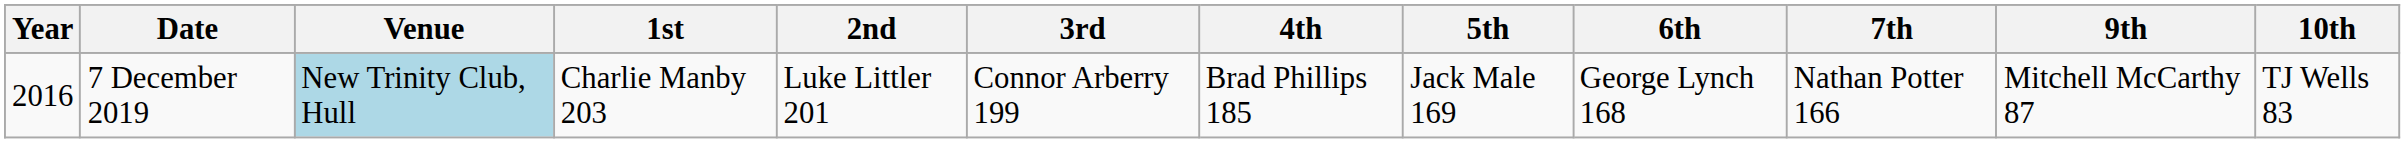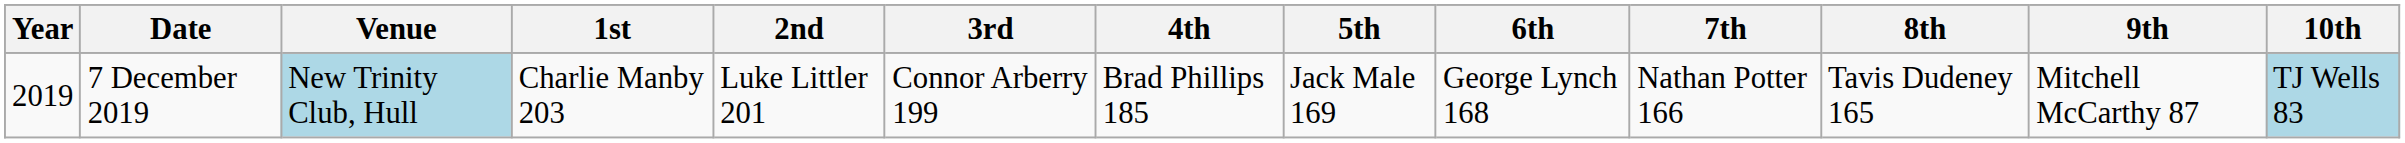+ column: (1925, 28)
(43, 94) 2016 -> (43, 94) 2019
(2316, 94) no background -> (2326, 94) lightblue background
